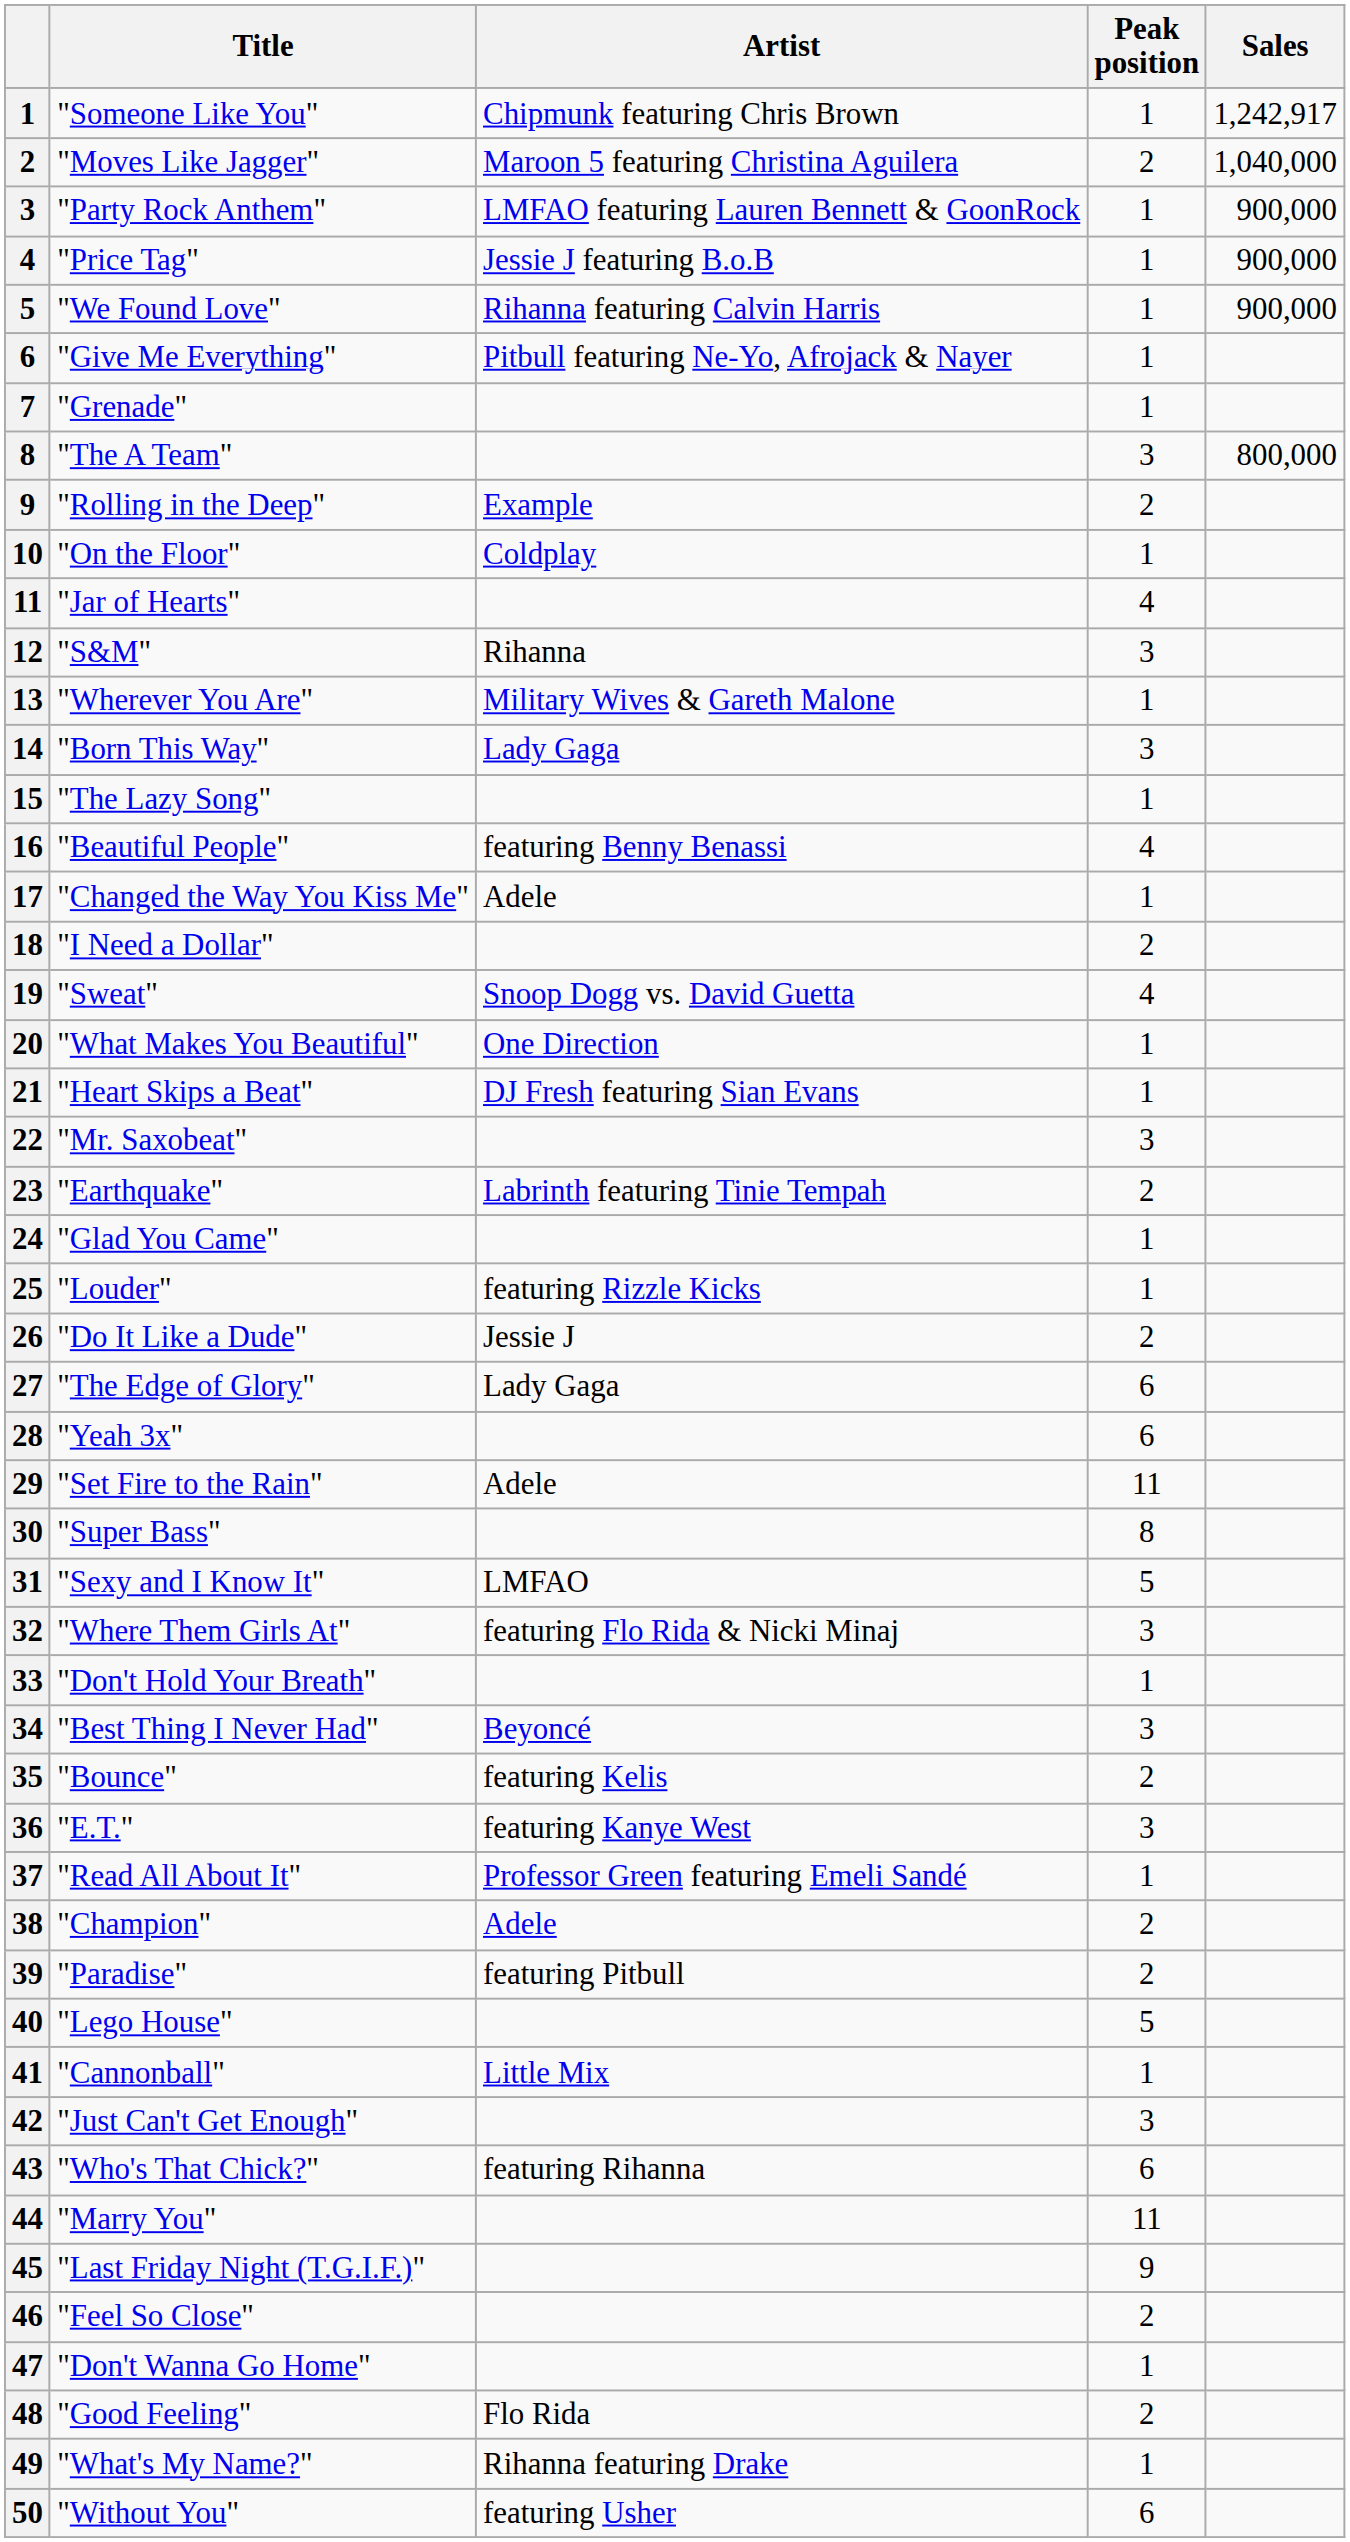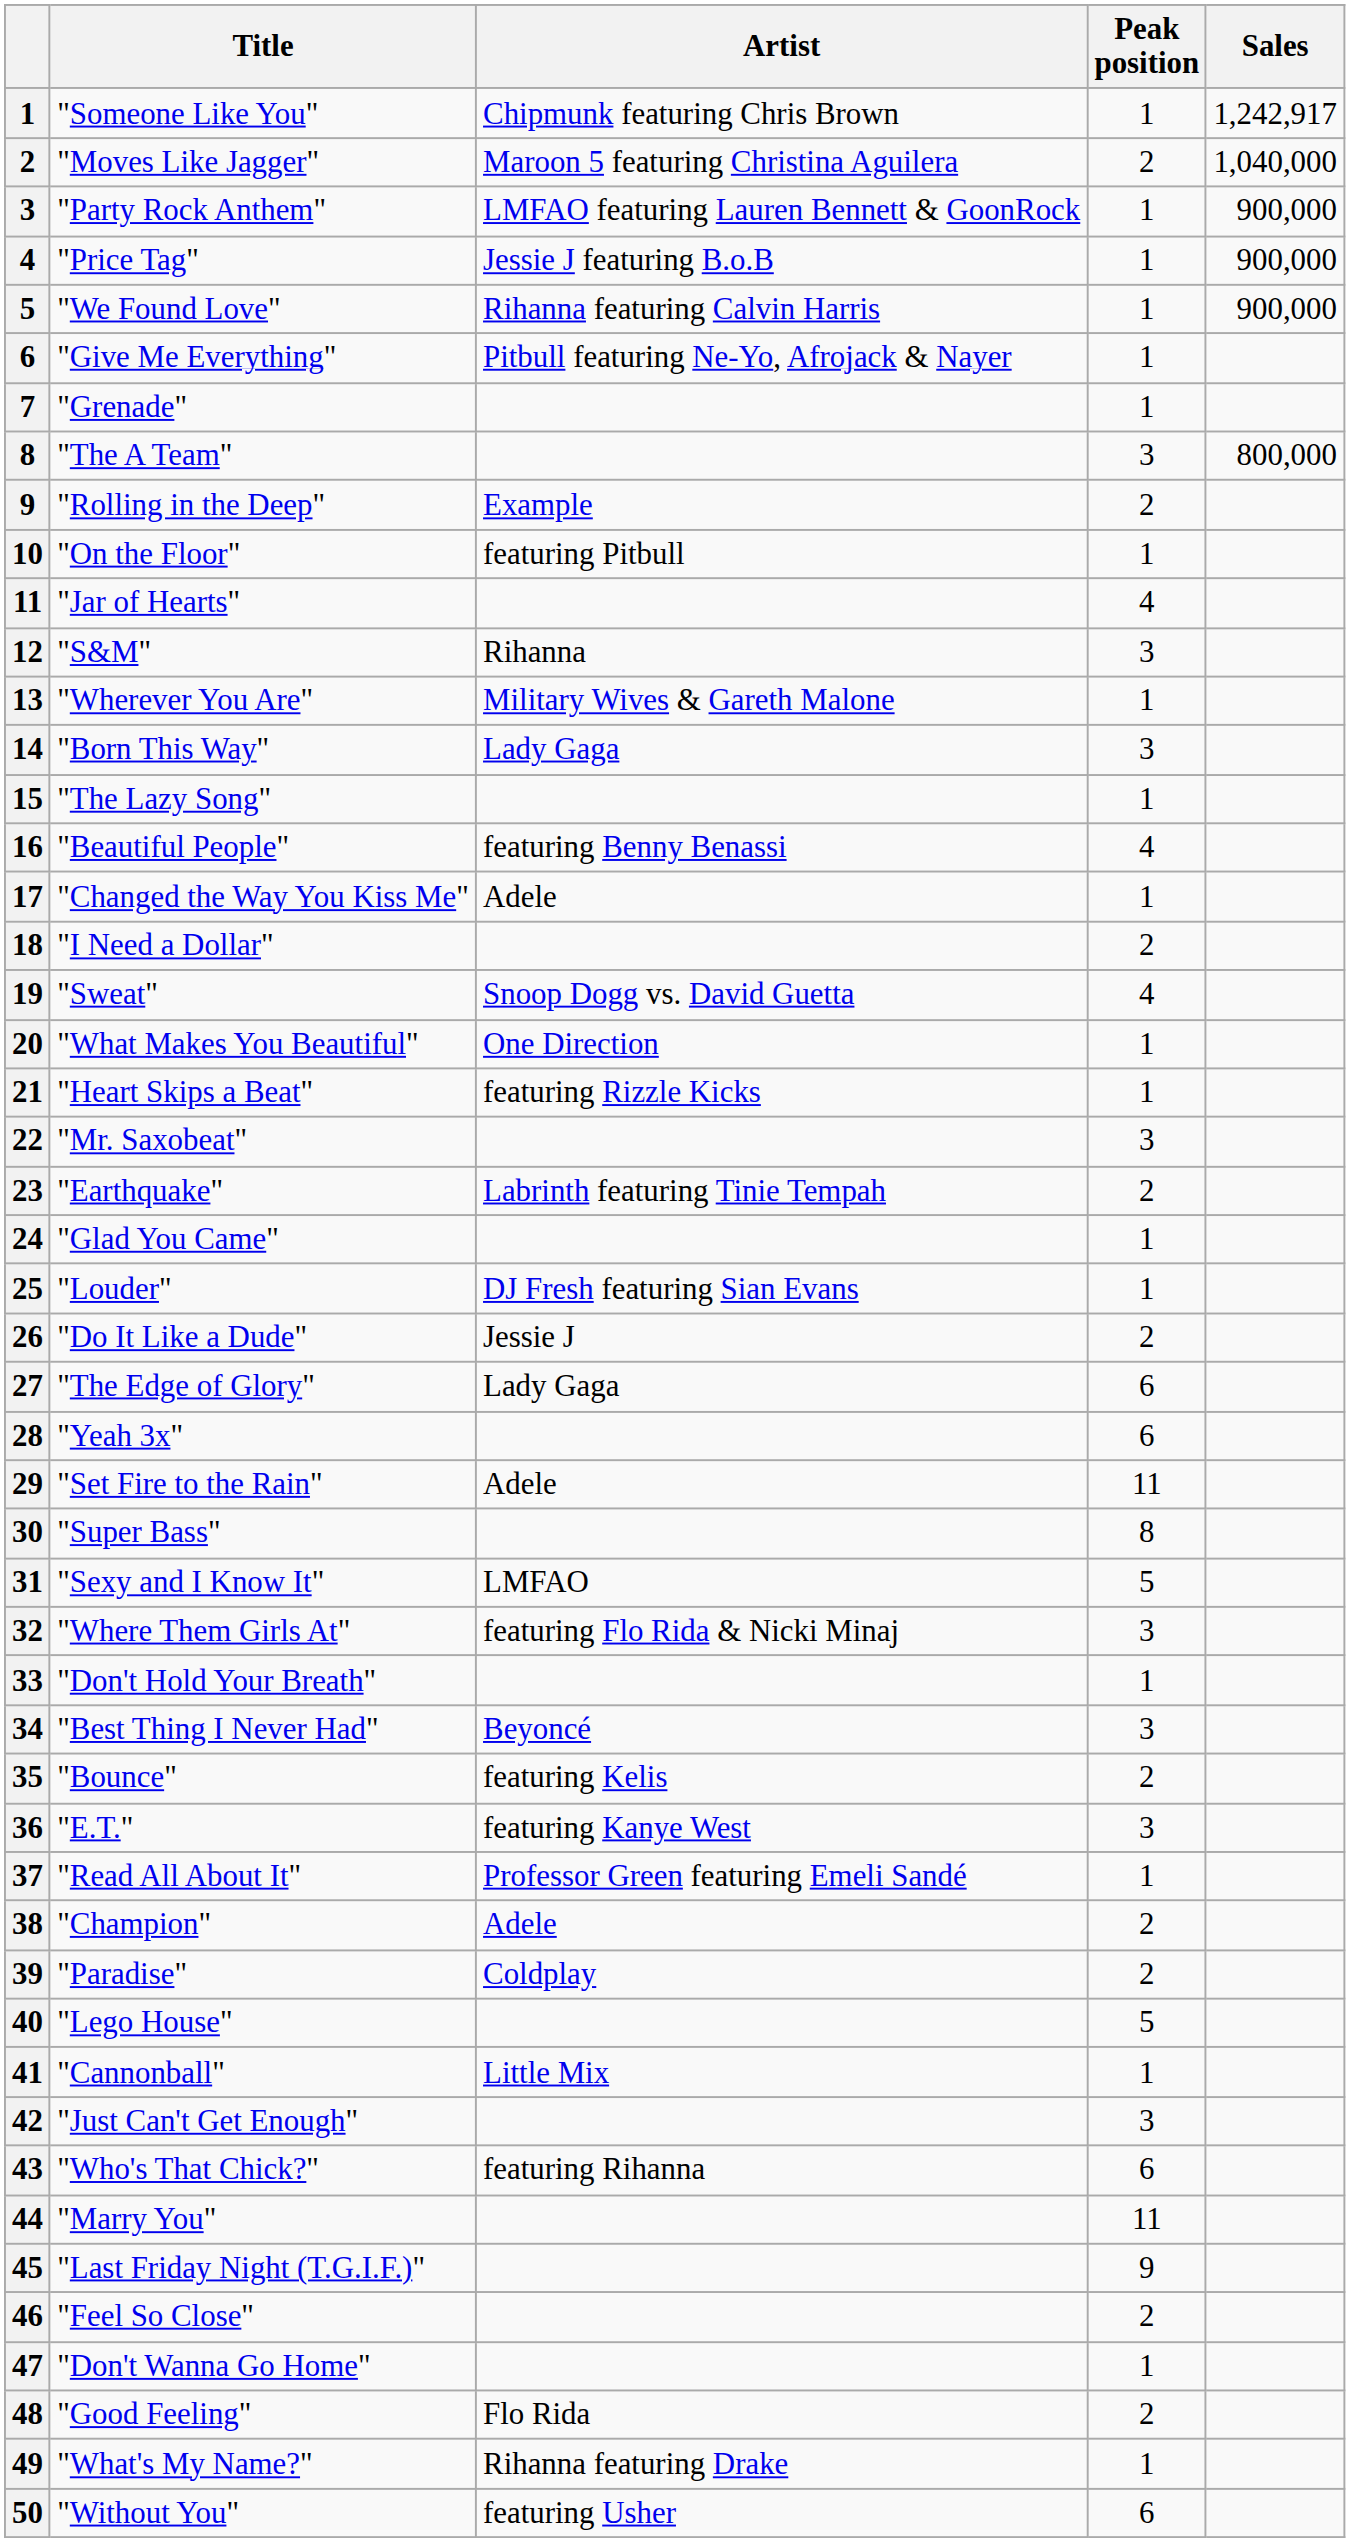(540, 553) Coldplay -> (584, 553) featuring Pitbull
(671, 1092) DJ Fresh featuring Sian Evans -> (622, 1092) featuring Rizzle Kicks
(622, 1288) featuring Rizzle Kicks -> (671, 1288) DJ Fresh featuring Sian Evans
(584, 1973) featuring Pitbull -> (540, 1973) Coldplay
